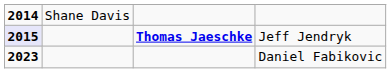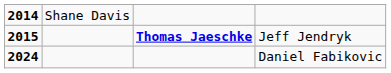(23, 36) lavender background -> (23, 36) no background
(23, 57) 2023 -> (23, 57) 2024
